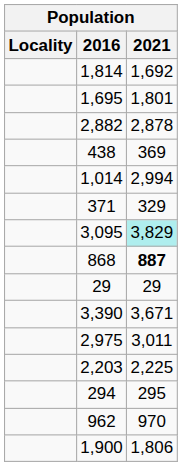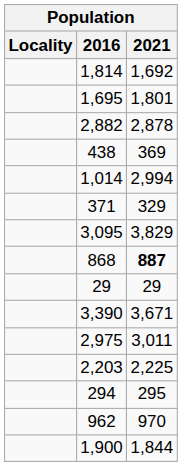(152, 233) paleturquoise background -> (152, 233) no background
(152, 448) 1,806 -> (152, 448) 1,844
